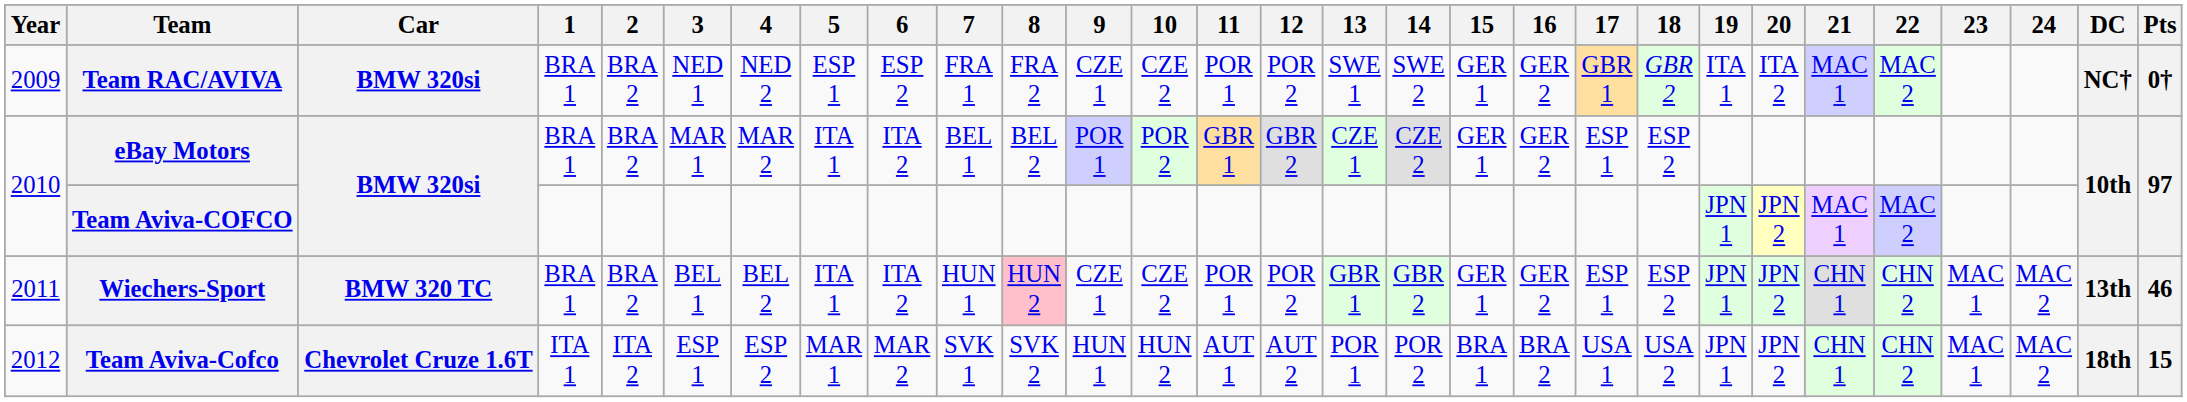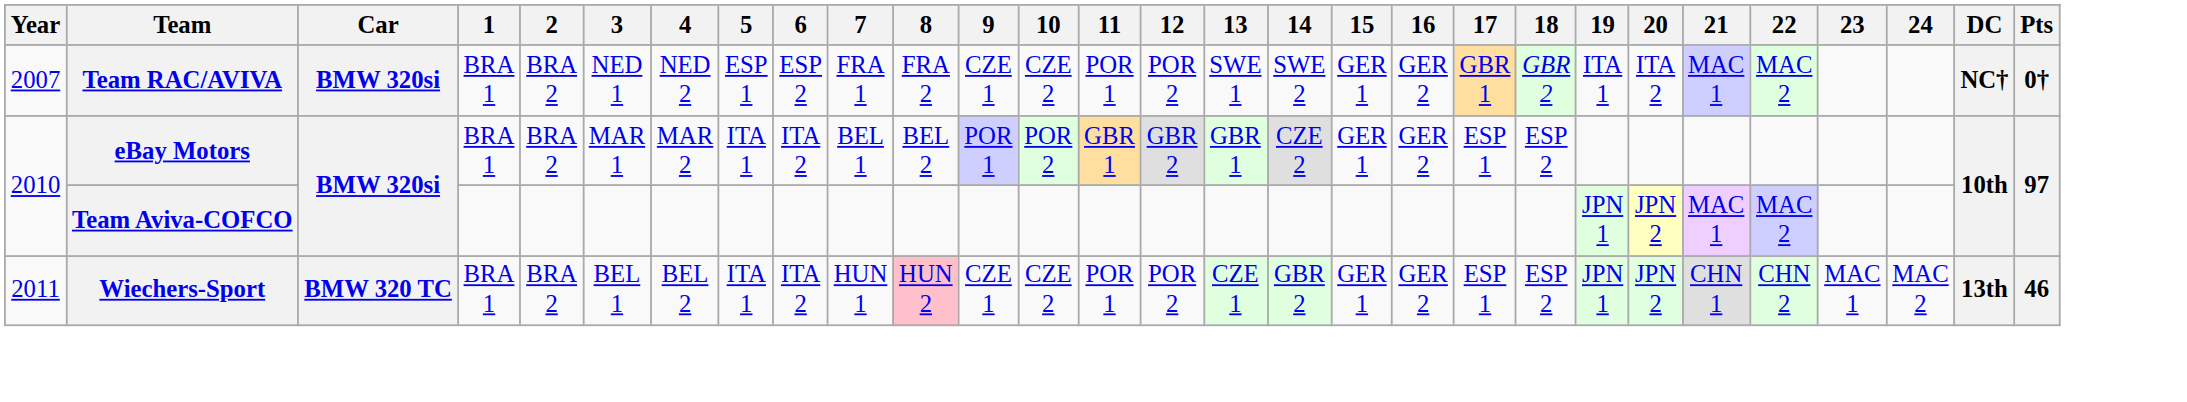(36, 79) 2009 -> (36, 79) 2007
(1355, 149) CZE 1 -> (1235, 149) GBR 1
(1355, 289) GBR 1 -> (1235, 289) CZE 1
- row: (182, 359)
